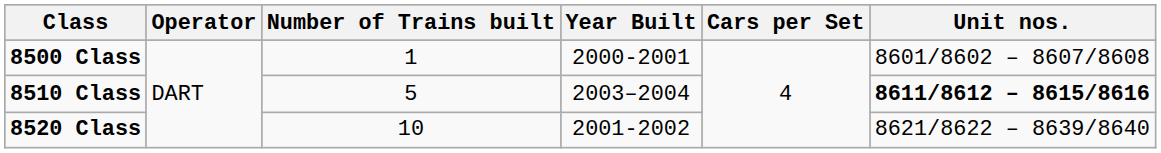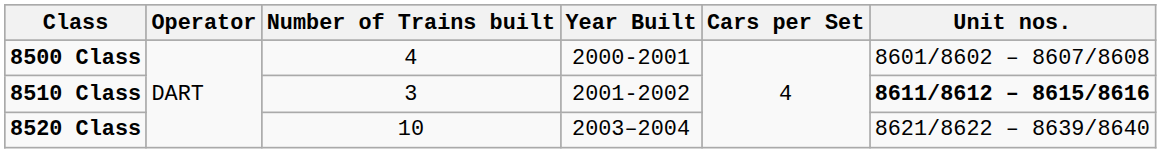(411, 58) 1 -> (411, 58) 4
(411, 94) 5 -> (411, 94) 3
(631, 94) 2003–2004 -> (631, 94) 2001-2002
(631, 129) 2001-2002 -> (631, 129) 2003–2004
